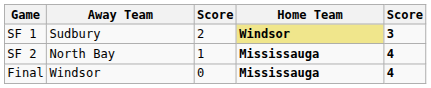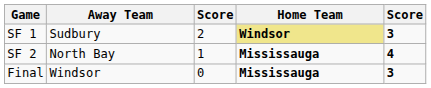(390, 73) 4 -> (390, 73) 3
